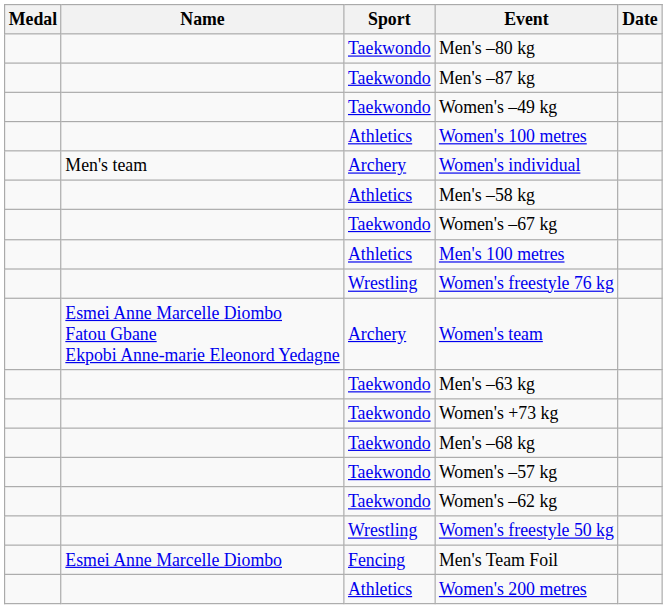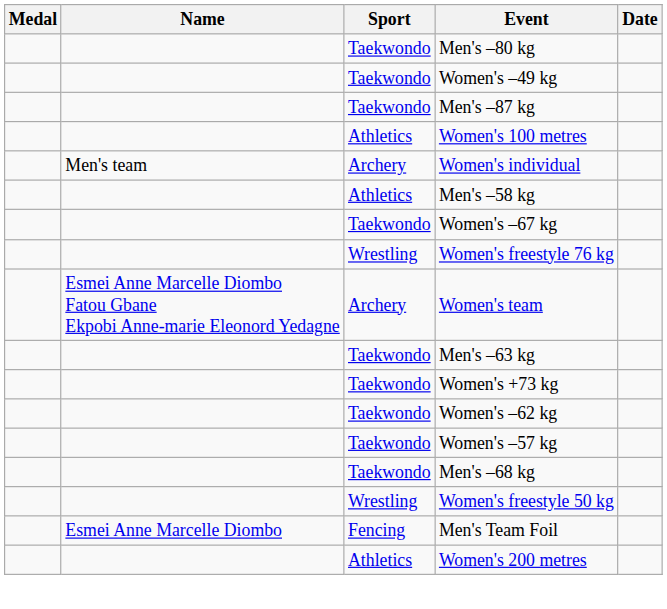rows swapped: (487, 77) <-> (498, 107)
- row: (502, 253)
rows swapped: (487, 442) <-> (498, 501)
